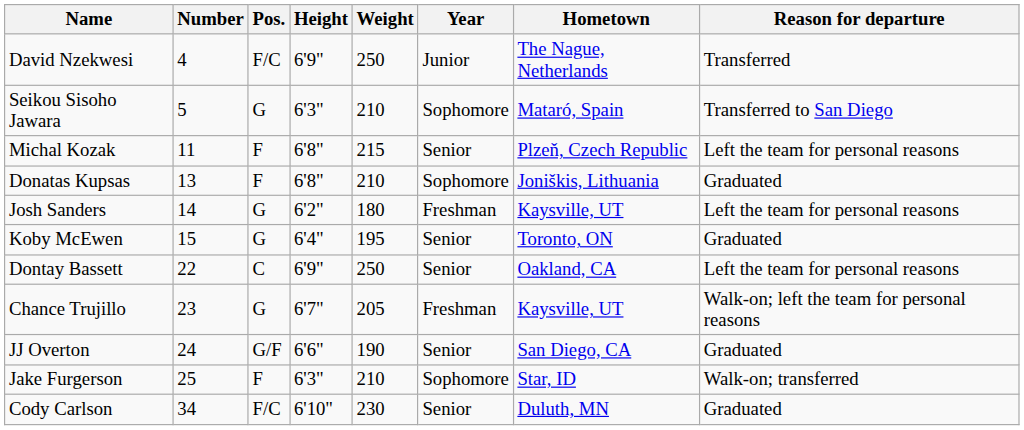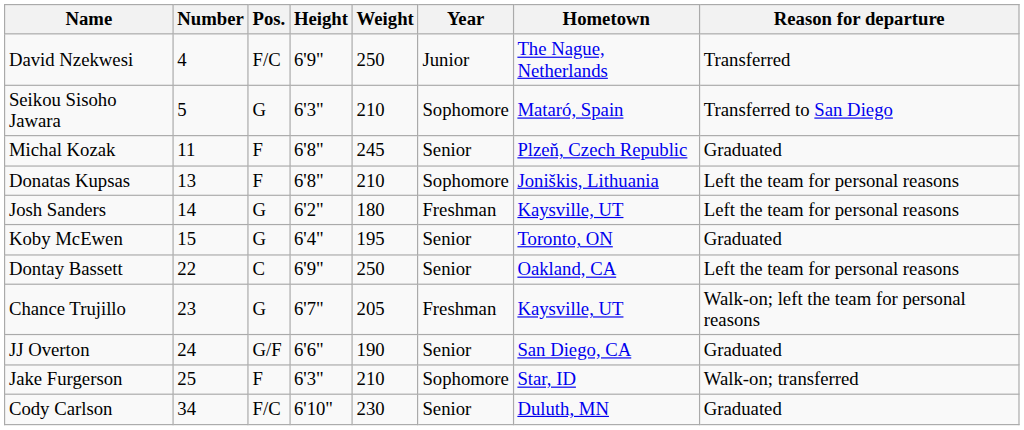(371, 150) 215 -> (371, 150) 245
(831, 150) Left the team for personal reasons -> (743, 150) Graduated
(743, 180) Graduated -> (831, 180) Left the team for personal reasons
